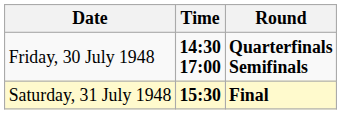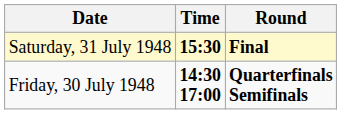rows swapped: (82, 56) <-> (90, 94)
